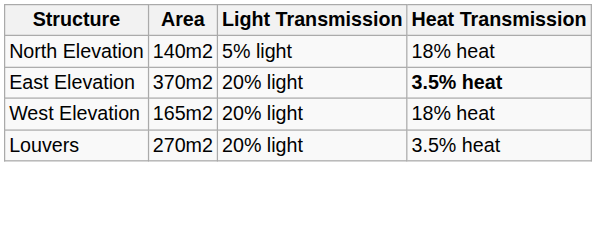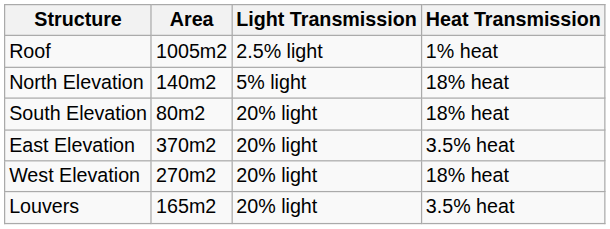+ row: (30, 51)
+ row: (78, 113)
(457, 82) bold -> (470, 144) normal
(183, 113) 165m2 -> (186, 176) 270m2
(183, 144) 270m2 -> (186, 207) 165m2
